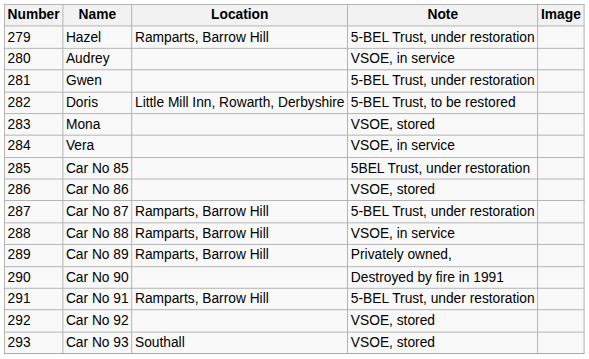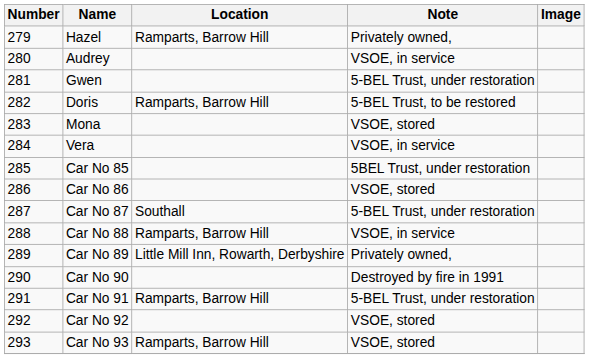(443, 37) 5-BEL Trust, under restoration -> (401, 37) Privately owned,
(240, 102) Little Mill Inn, Rowarth, Derbyshire -> (202, 102) Ramparts, Barrow Hill
(202, 211) Ramparts, Barrow Hill -> (160, 211) Southall
(202, 255) Ramparts, Barrow Hill -> (240, 255) Little Mill Inn, Rowarth, Derbyshire
(160, 342) Southall -> (202, 342) Ramparts, Barrow Hill
